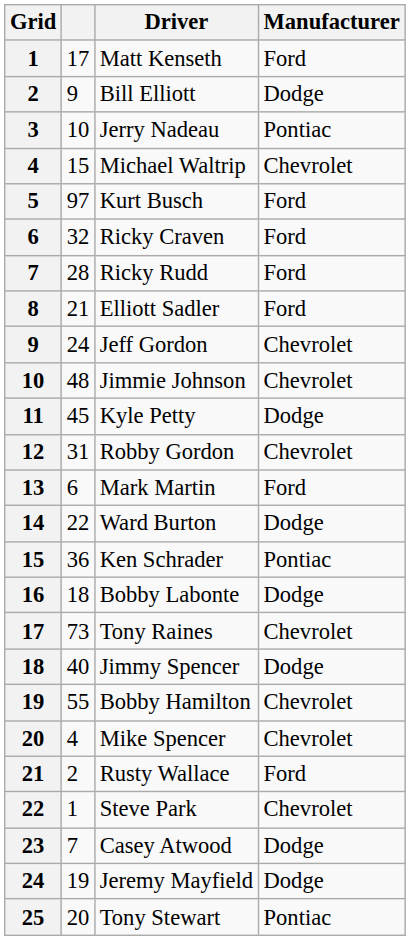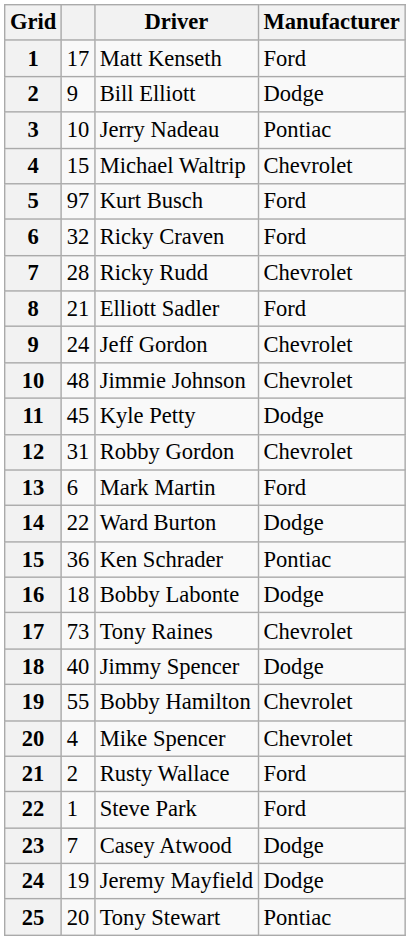(285, 272) Ford -> (308, 272) Chevrolet
(308, 809) Chevrolet -> (285, 809) Ford
